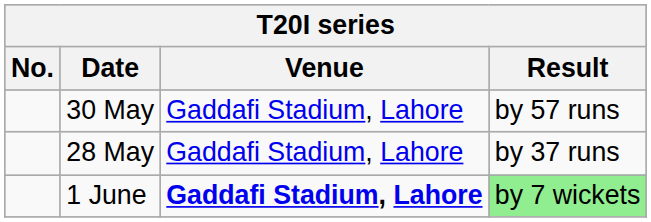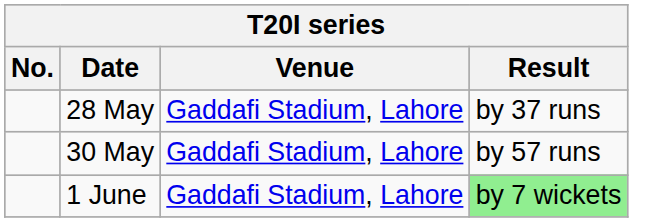rows swapped: (110, 152) <-> (110, 110)
(324, 195) bold -> (315, 195) normal
